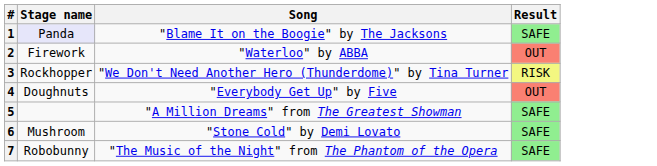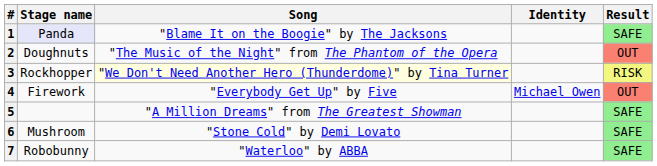+ column: (557, 14)
(56, 53) Firework -> (56, 53) Doughnuts
(303, 53) "Waterloo" by ABBA -> (303, 53) "The Music of the Night" from The Phantom of the Opera
(303, 73) no background -> (303, 73) lightyellow background
(56, 92) Doughnuts -> (56, 92) Firework
(303, 151) "The Music of the Night" from The Phantom of the Opera -> (303, 151) "Waterloo" by ABBA
